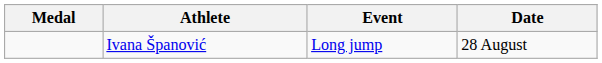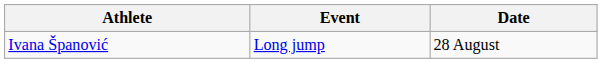- column: (54, 18)
